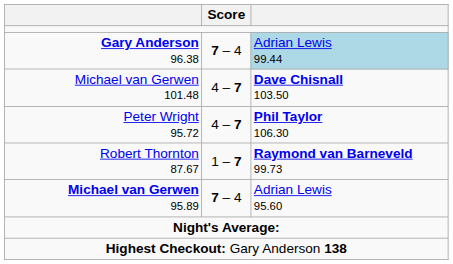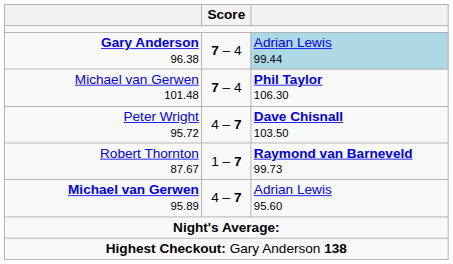(226, 87) 4 – 7 -> (226, 87) 7 – 4
(298, 87) Dave Chisnall 103.50 -> (288, 87) Phil Taylor 106.30
(288, 124) Phil Taylor 106.30 -> (298, 124) Dave Chisnall 103.50
(226, 198) 7 – 4 -> (226, 198) 4 – 7
